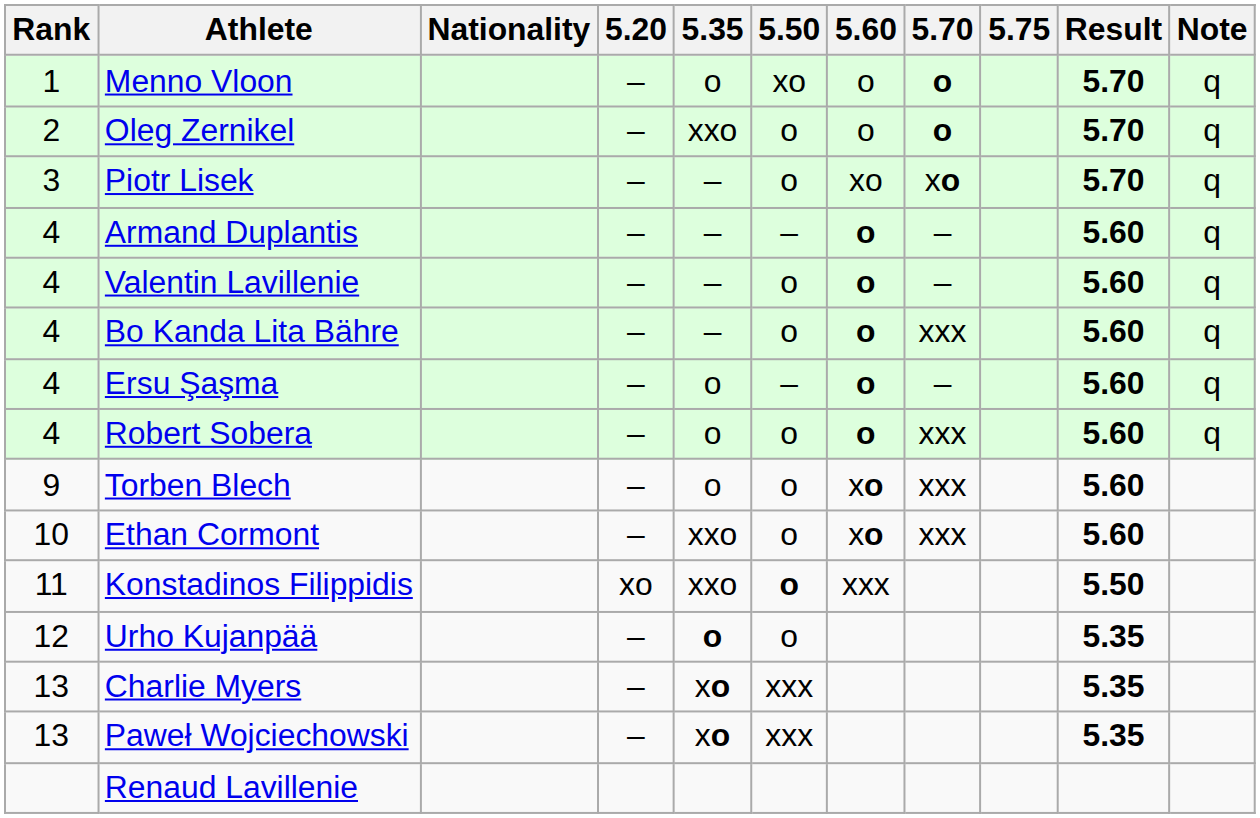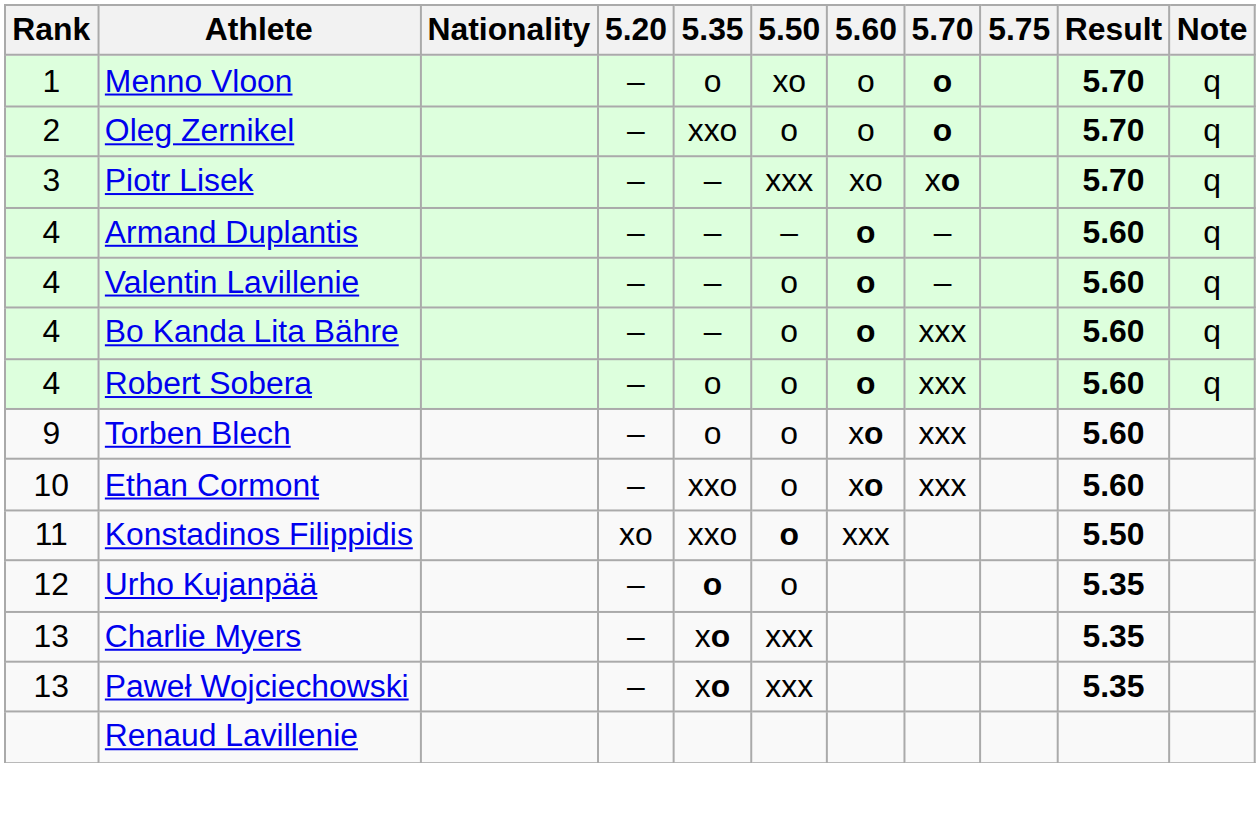(789, 181) o -> (789, 181) xxx
- row: (192, 383)
